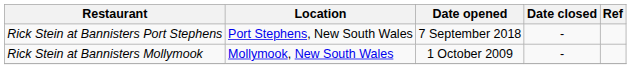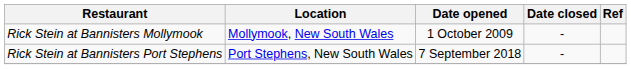rows swapped: (105, 53) <-> (115, 34)
